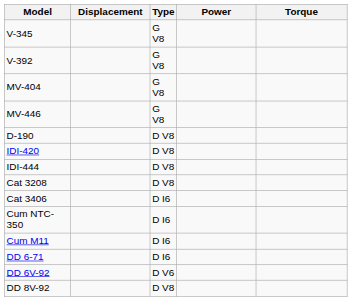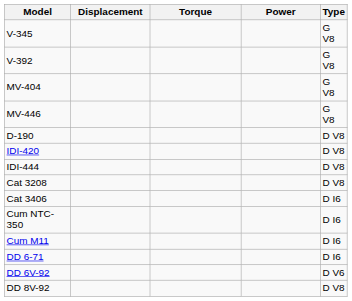columns swapped: (163, 12) <-> (302, 12)
